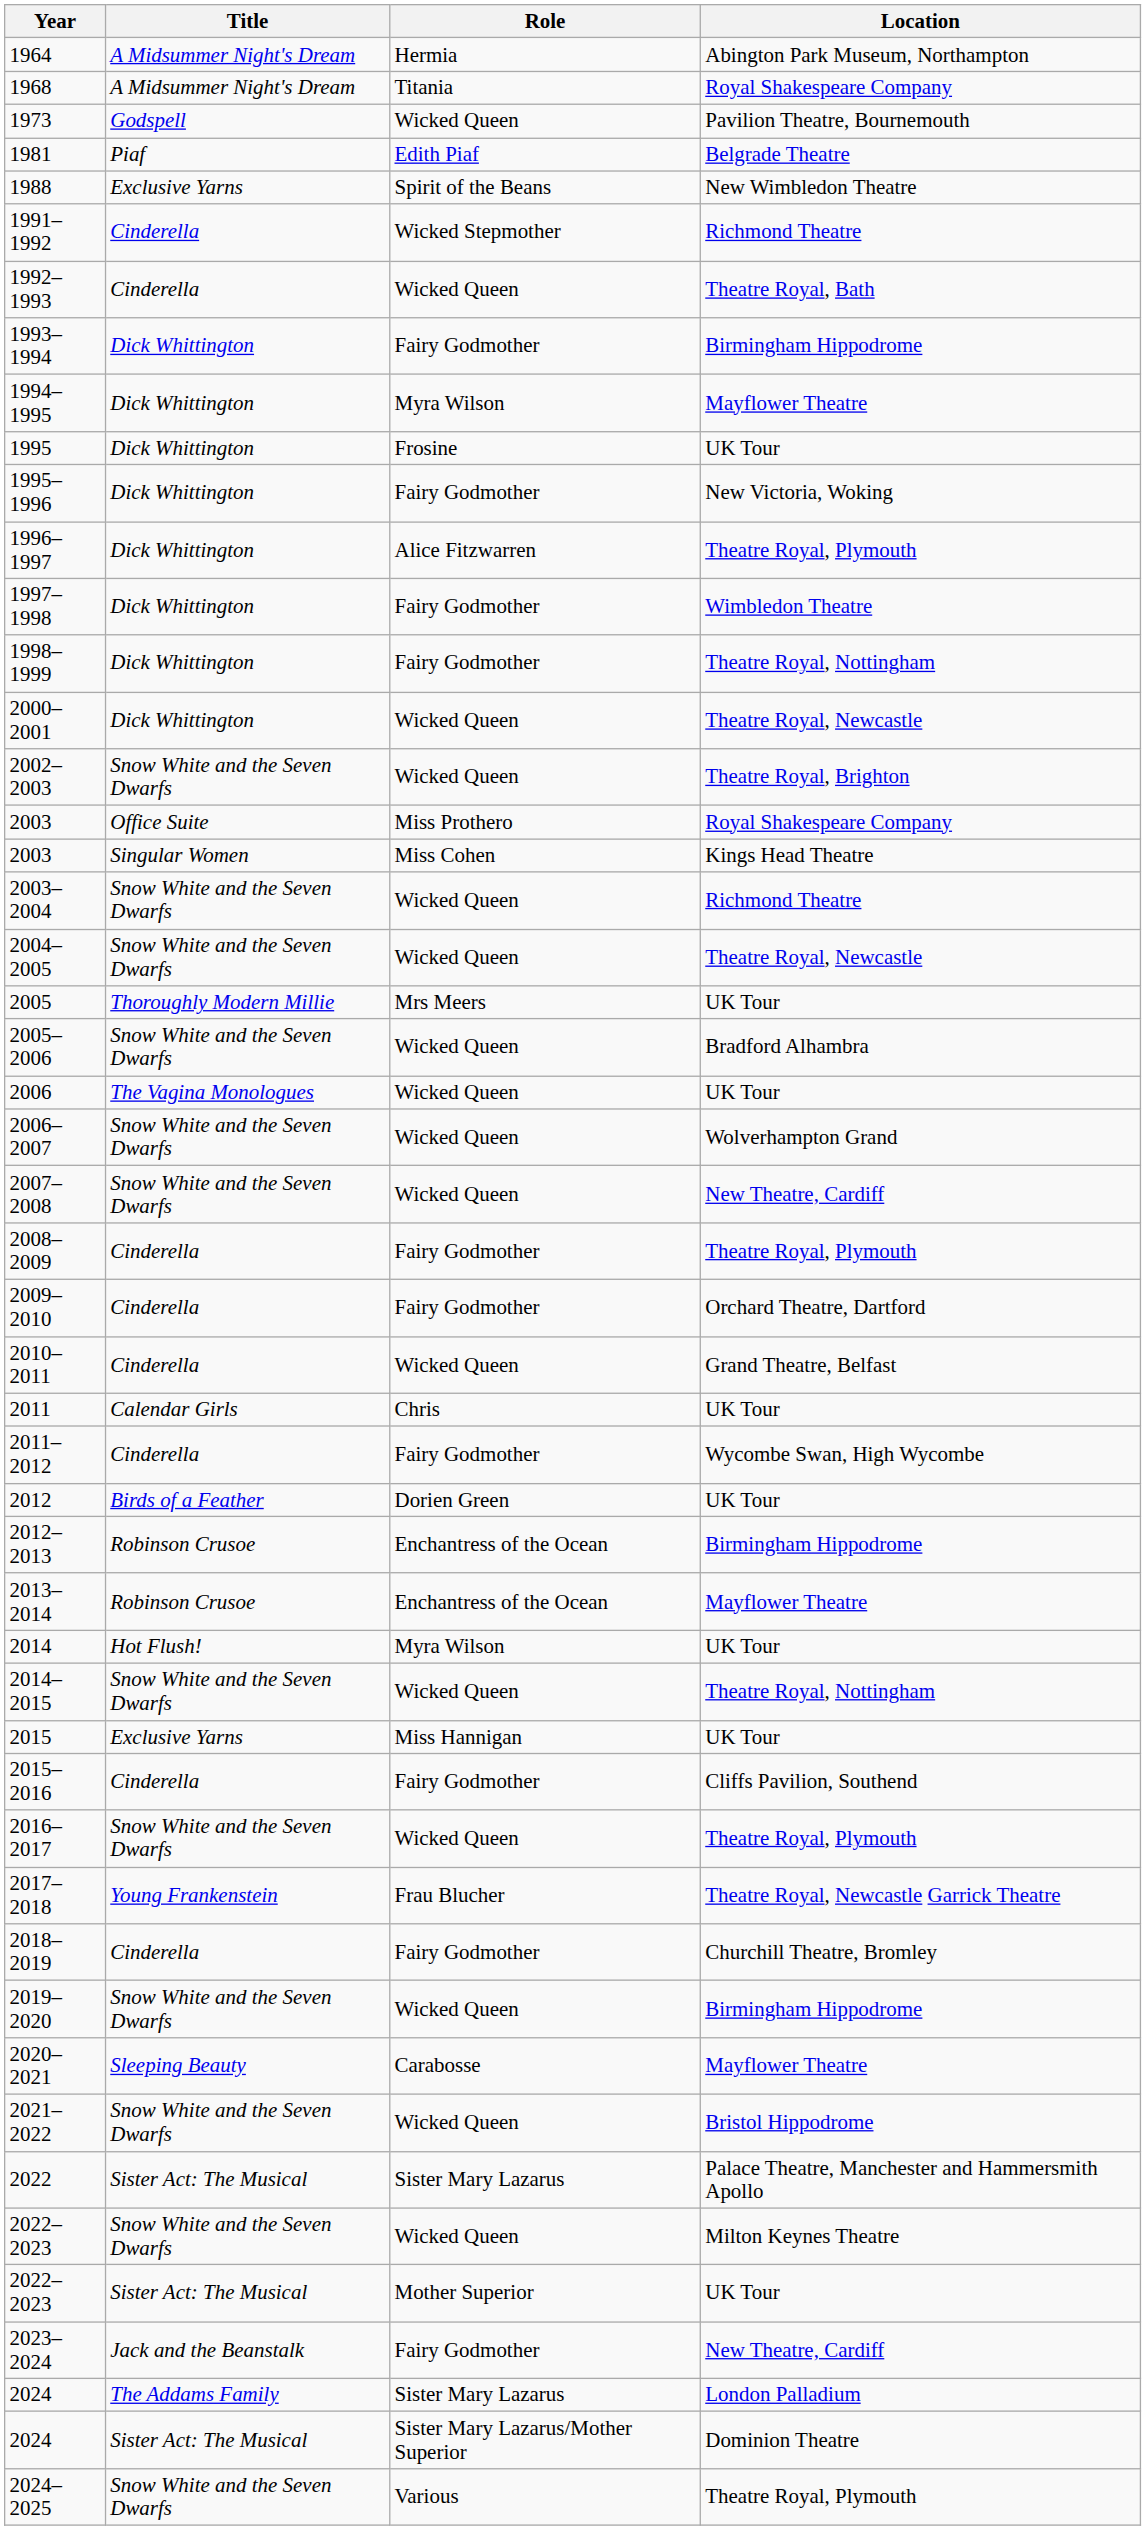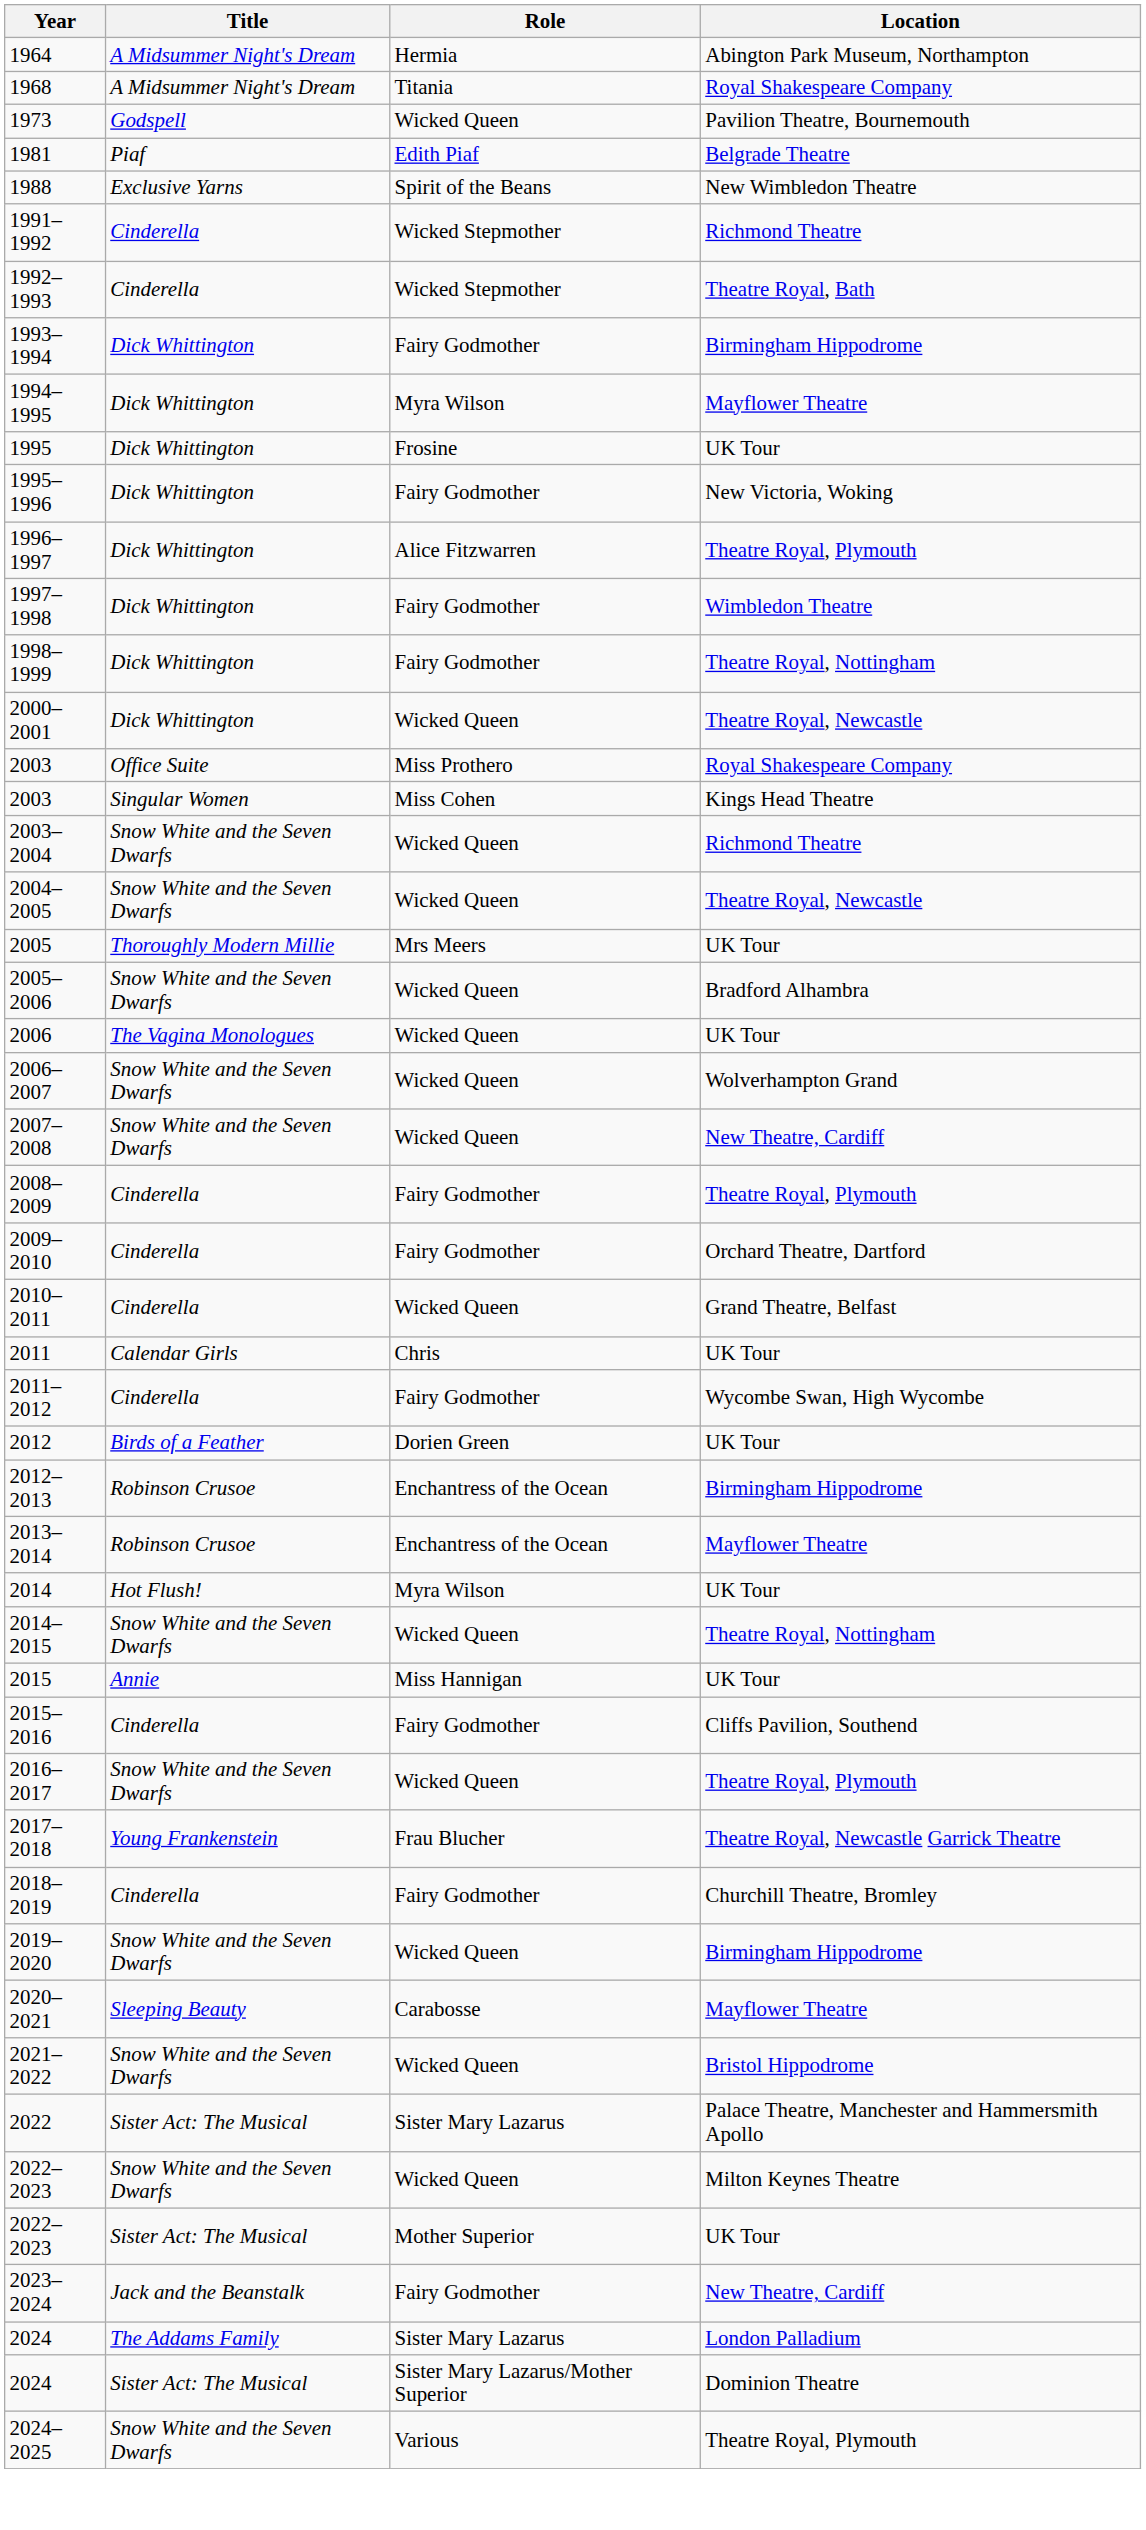(457, 289) Wicked Queen -> (478, 289) Wicked Stepmother
- row: (36, 776)
(177, 1736) Exclusive Yarns -> (135, 1679) Annie
